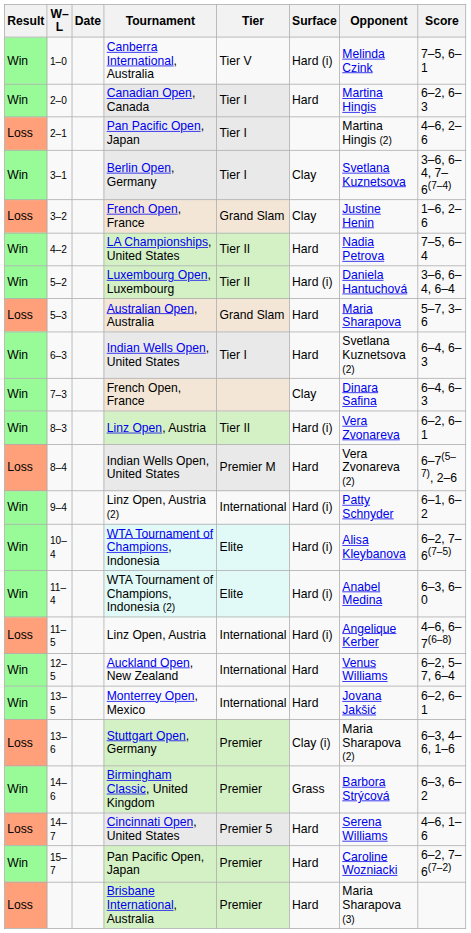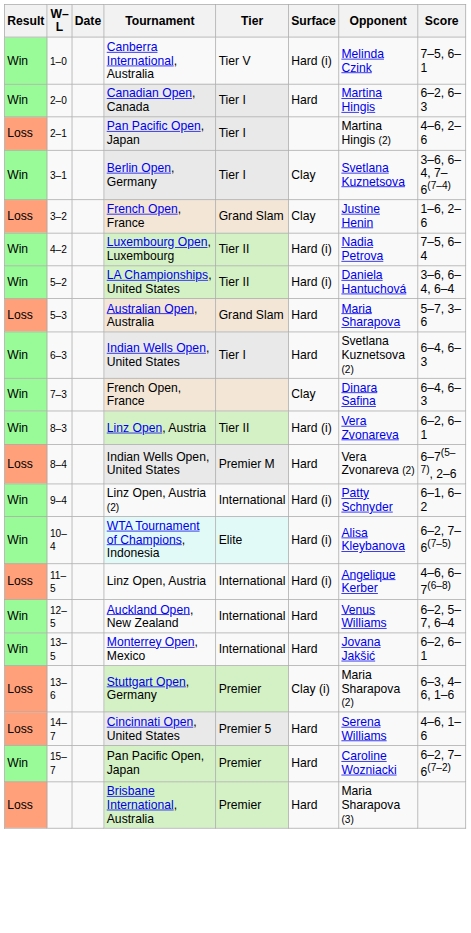(159, 249) LA Championships, United States -> (159, 249) Luxembourg Open, Luxembourg
(305, 249) Hard -> (311, 249) Hard (i)
(159, 282) Luxembourg Open, Luxembourg -> (159, 282) LA Championships, United States
- row: (58, 594)
- row: (58, 790)
